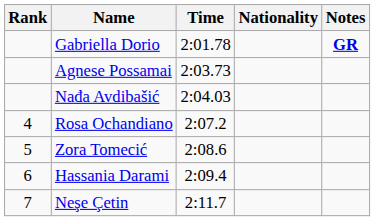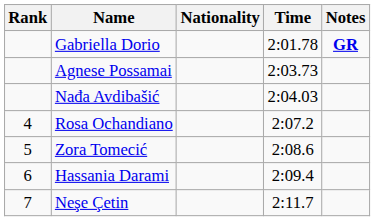columns swapped: (278, 17) <-> (206, 17)
